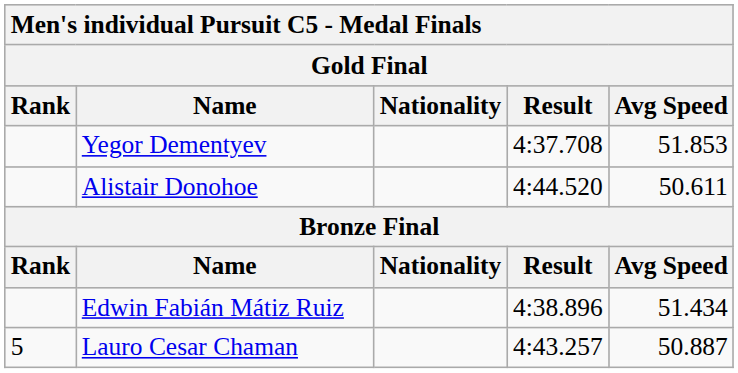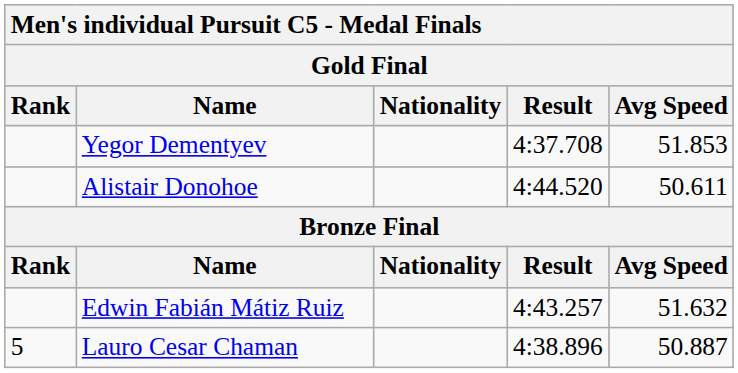(558, 307) 4:38.896 -> (558, 307) 4:43.257
(693, 307) 51.434 -> (693, 307) 51.632
(558, 347) 4:43.257 -> (558, 347) 4:38.896
